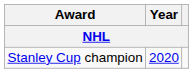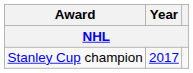(164, 57) 2020 -> (164, 57) 2017
